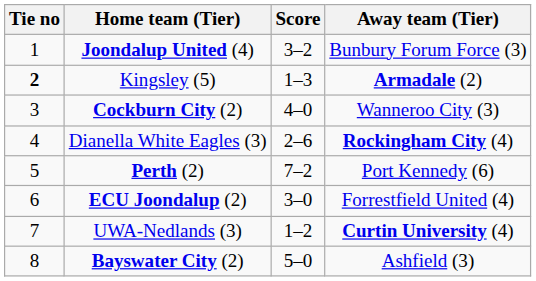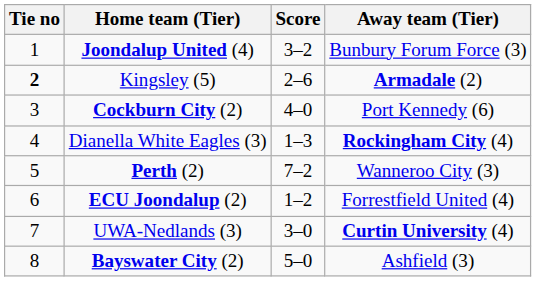(298, 79) 1–3 -> (298, 79) 2–6
(428, 110) Wanneroo City (3) -> (428, 110) Port Kennedy (6)
(298, 140) 2–6 -> (298, 140) 1–3
(428, 170) Port Kennedy (6) -> (428, 170) Wanneroo City (3)
(298, 200) 3–0 -> (298, 200) 1–2
(298, 230) 1–2 -> (298, 230) 3–0
